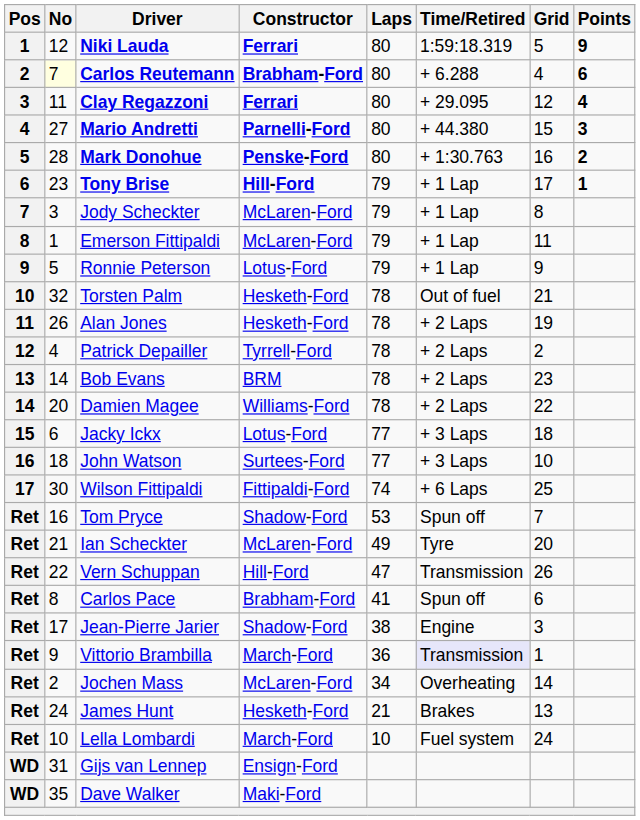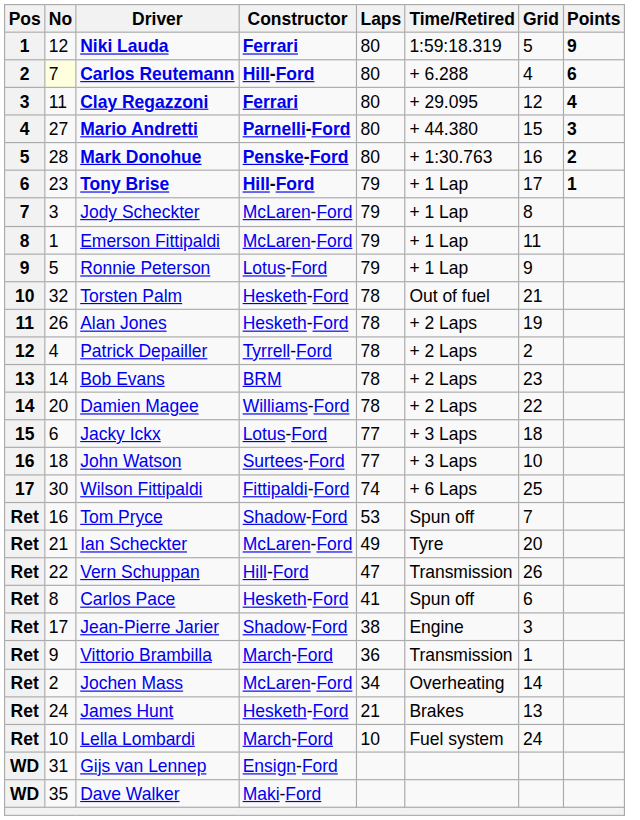(303, 74) Brabham-Ford -> (279, 74) Hill-Ford
(299, 600) Brabham-Ford -> (296, 600) Hesketh-Ford
(472, 655) lavender background -> (461, 655) no background
